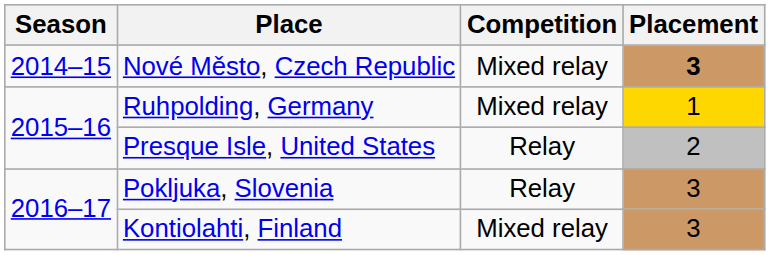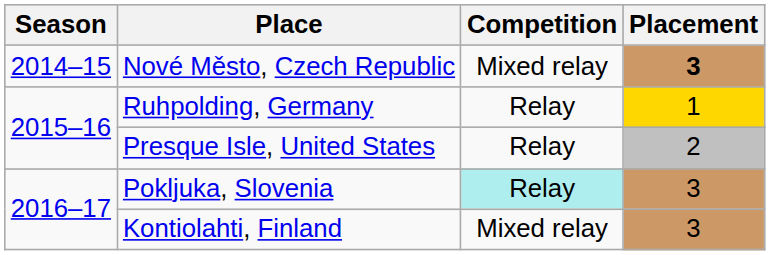(542, 106) Mixed relay -> (542, 106) Relay
(542, 188) no background -> (542, 188) paleturquoise background
